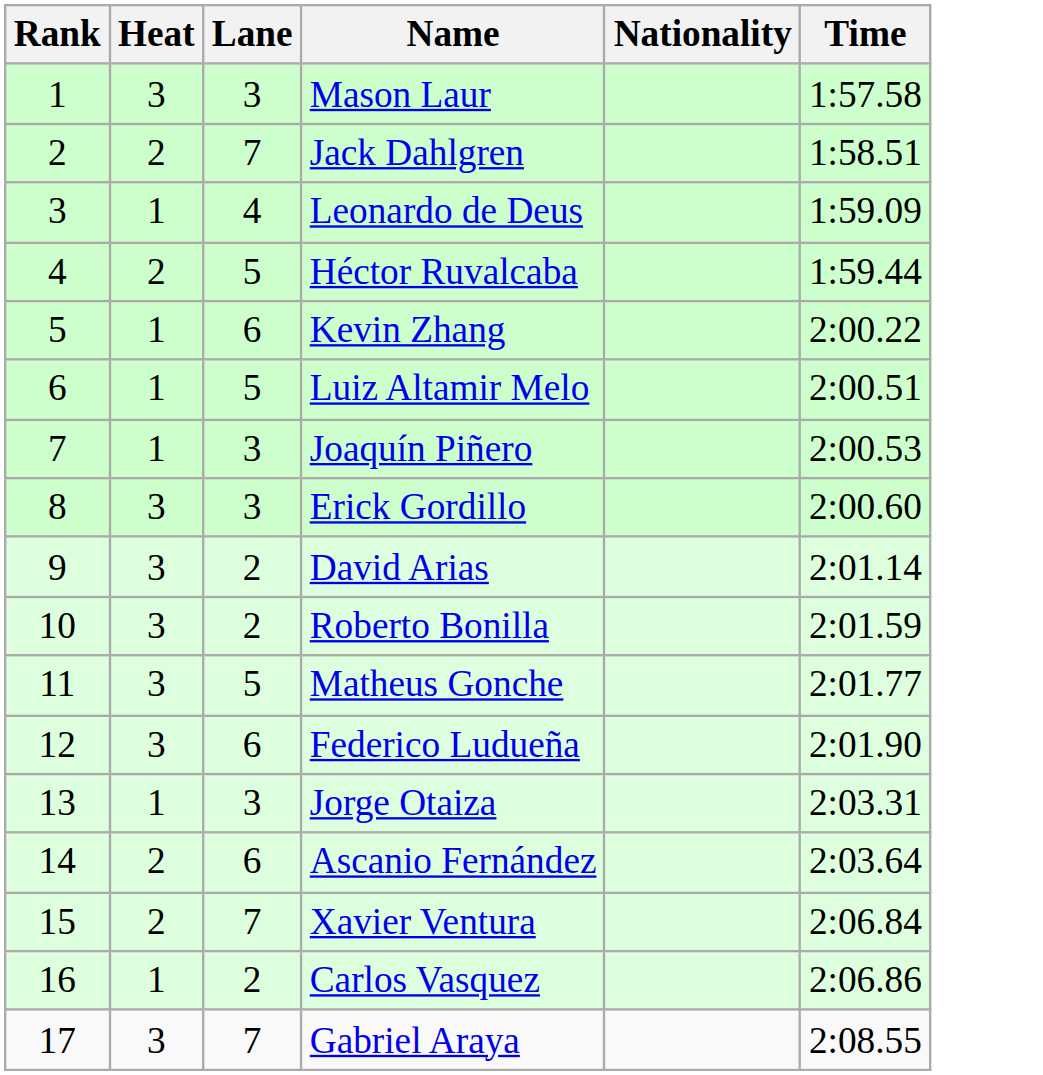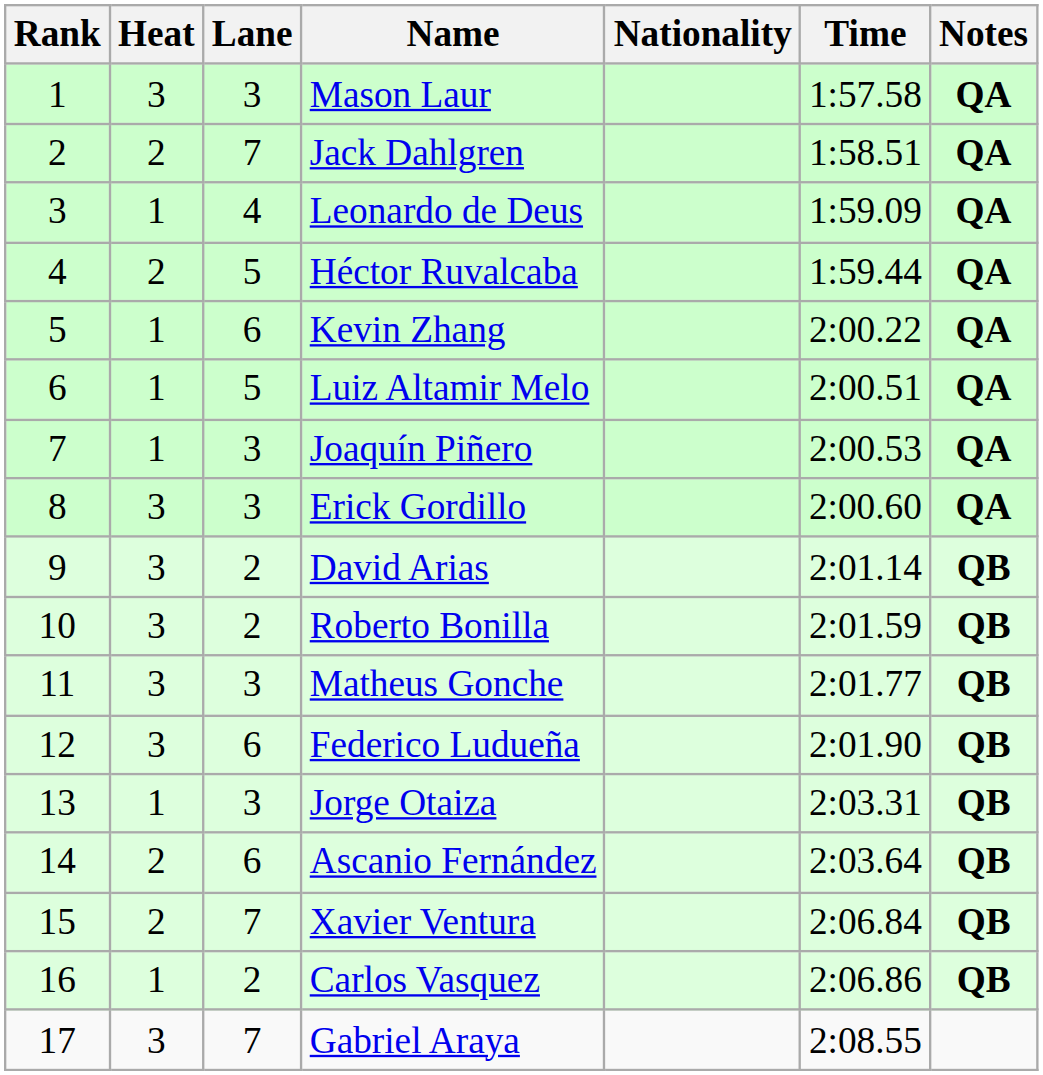+ column: (984, 34)
(252, 684) 5 -> (252, 684) 3
